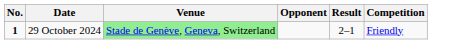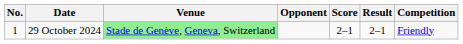+ column: (345, 13)
(15, 30) bold -> (15, 30) normal
